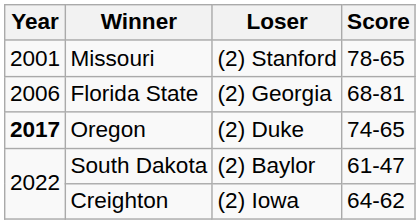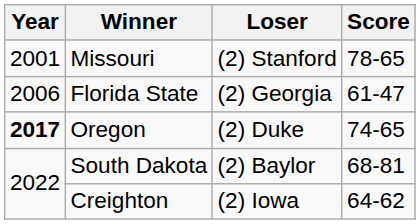(376, 93) 68-81 -> (376, 93) 61-47
(376, 165) 61-47 -> (376, 165) 68-81
